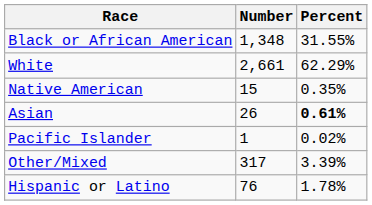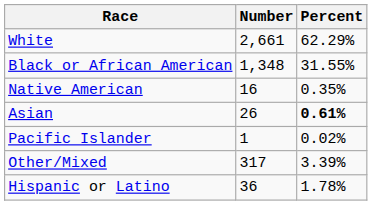rows swapped: (31, 65) <-> (120, 41)
(249, 90) 15 -> (249, 90) 16
(249, 187) 76 -> (249, 187) 36
